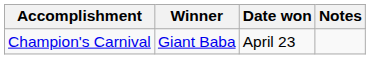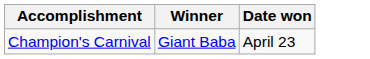- column: (340, 16)
